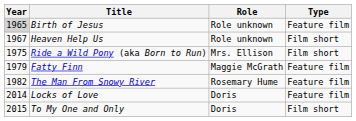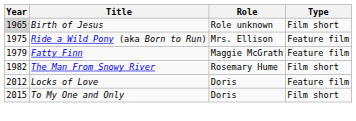(318, 25) Feature film -> (313, 25) Film short
- row: (67, 39)
(313, 53) Film short -> (318, 39) Feature film
(318, 81) Feature film -> (313, 67) Film short
(17, 95) 2014 -> (17, 81) 2012
